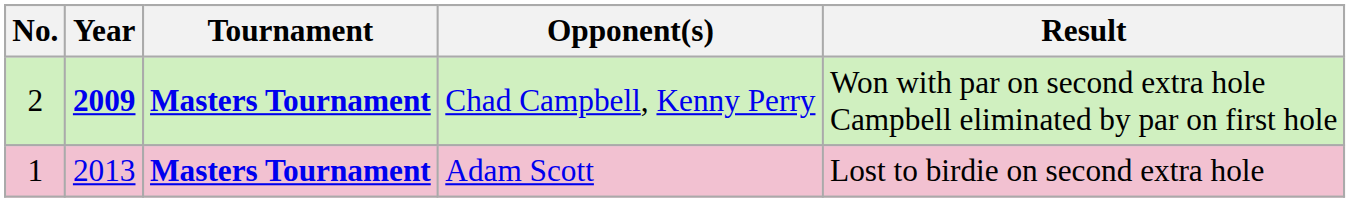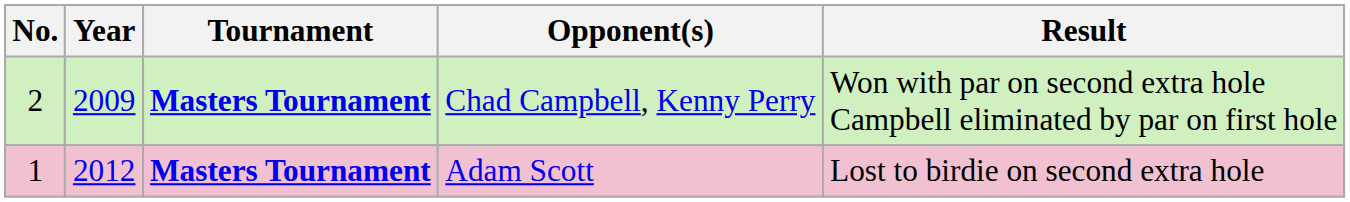(104, 100) bold -> (104, 100) normal
(104, 170) 2013 -> (104, 170) 2012
